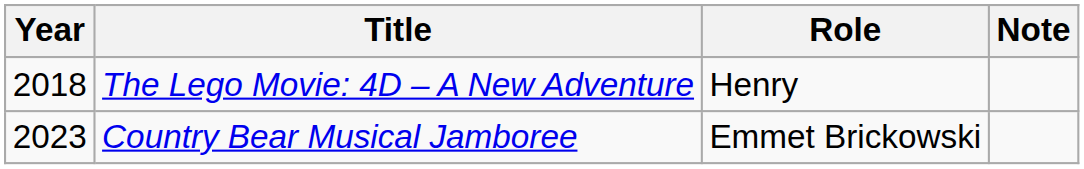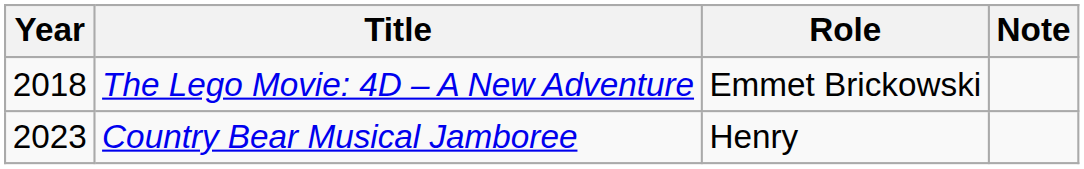(754, 83) Henry -> (845, 83) Emmet Brickowski
(845, 136) Emmet Brickowski -> (754, 136) Henry
